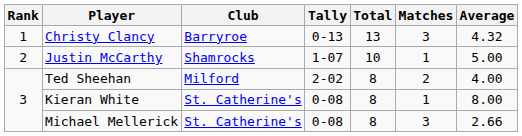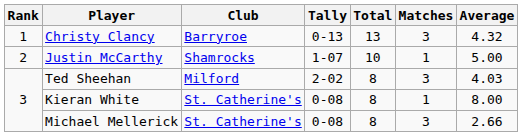(426, 79) 2 -> (426, 79) 3
(487, 79) 4.00 -> (487, 79) 4.03
